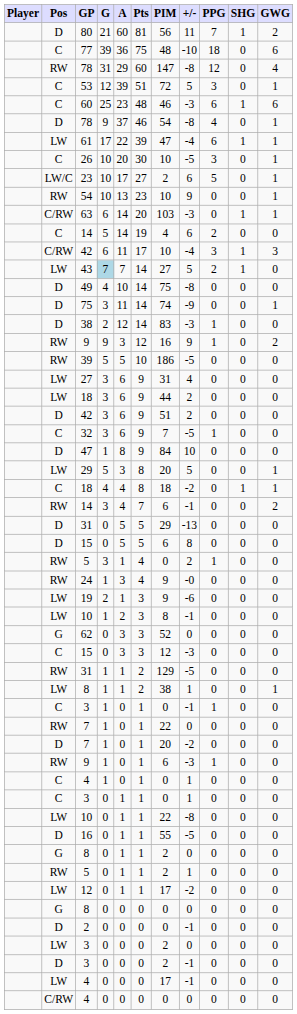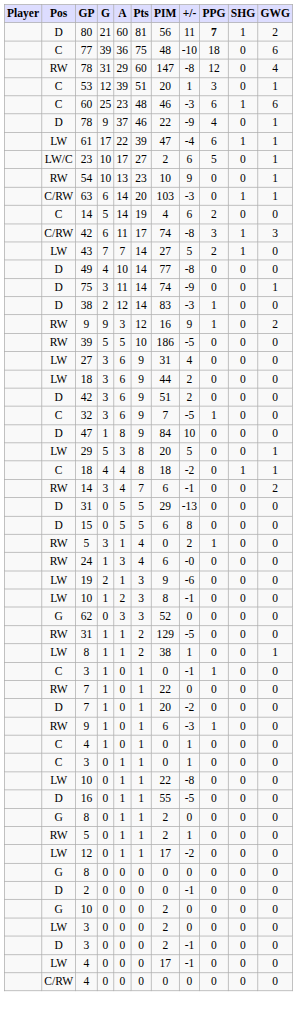(214, 31) normal -> (214, 31) bold
(165, 86) 72 -> (165, 86) 20
(189, 86) 5 -> (189, 86) 1
(165, 123) 54 -> (165, 123) 22
(189, 123) -8 -> (189, 123) -9
- row: (59, 159)
(165, 251) 10 -> (165, 232) 74
(189, 251) -4 -> (189, 232) -8
(105, 269) lightblue background -> (105, 251) no background
(165, 287) 75 -> (165, 269) 77
(165, 580) 9 -> (165, 561) 6
- row: (59, 653)
+ row: (59, 908)
